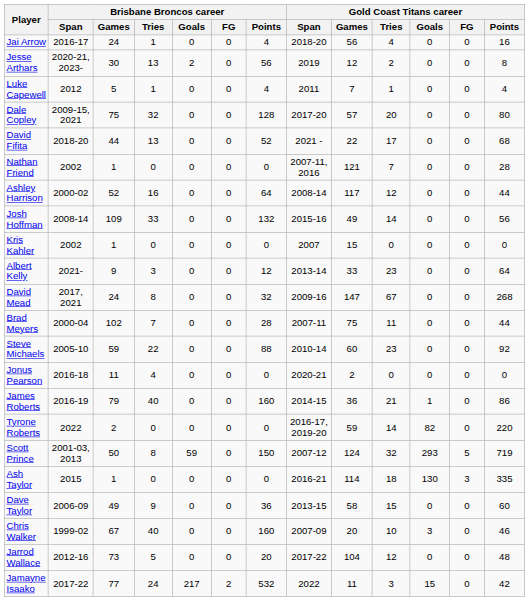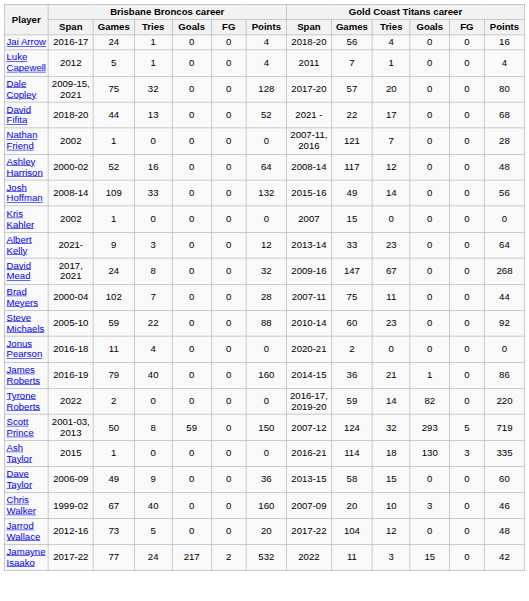- row: (22, 63)
(504, 193) 44 -> (504, 167) 48
